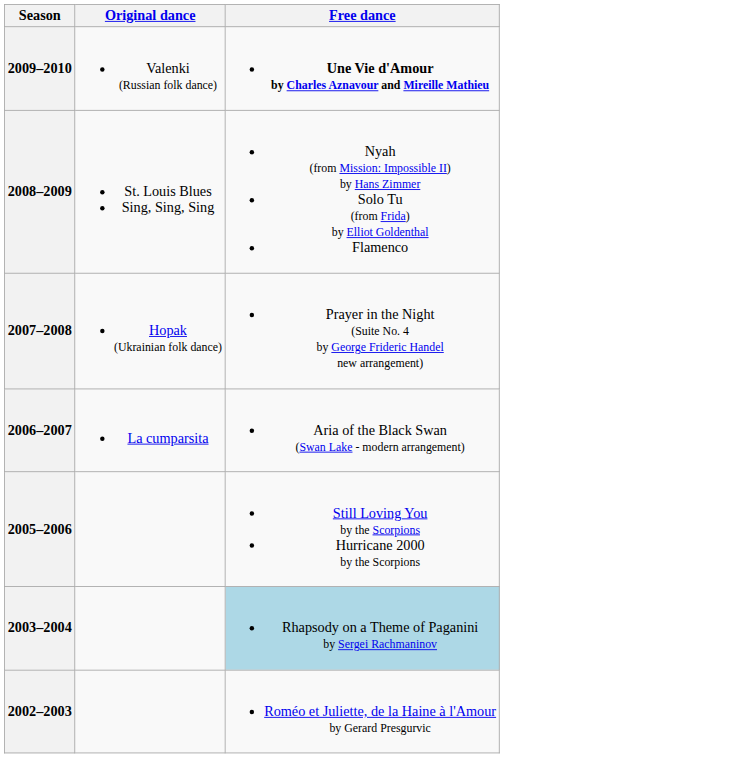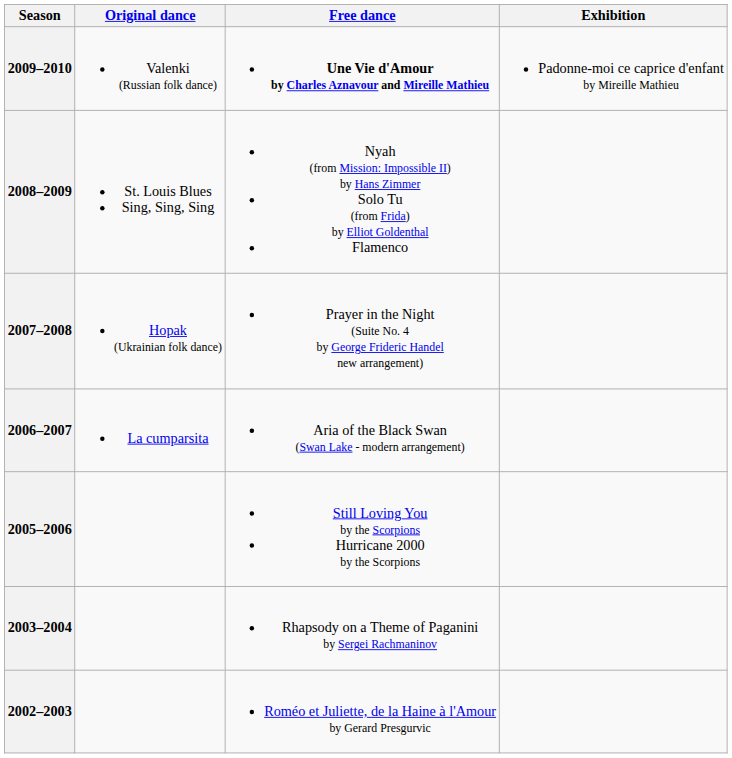+ column: (613, 15)
(362, 636) lightblue background -> (362, 636) no background
